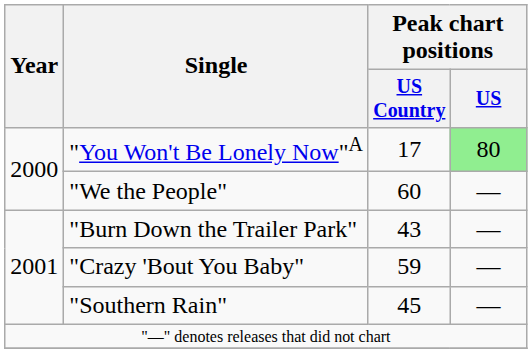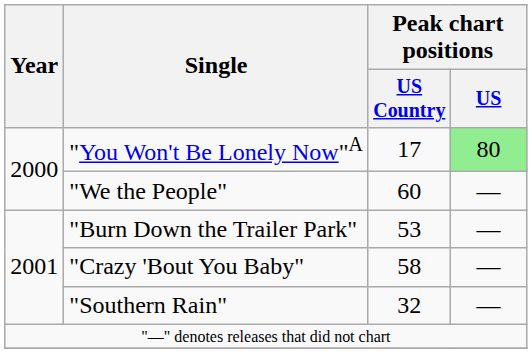(409, 228) 43 -> (409, 228) 53
(409, 266) 59 -> (409, 266) 58
(409, 304) 45 -> (409, 304) 32
